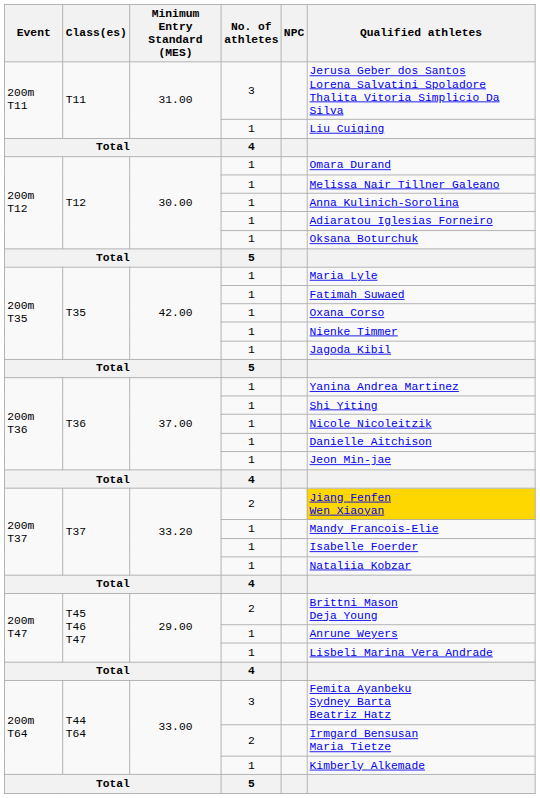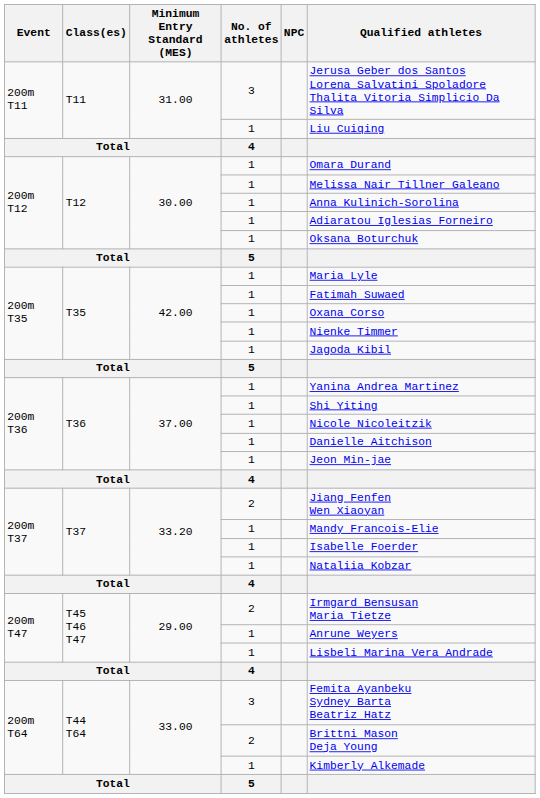(350, 504) gold background -> (350, 504) no background
(354, 609) Brittni Mason Deja Young -> (364, 609) Irmgard Bensusan Maria Tietze
(364, 741) Irmgard Bensusan Maria Tietze -> (354, 741) Brittni Mason Deja Young
